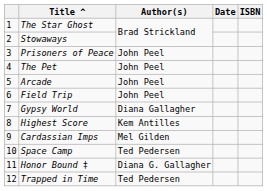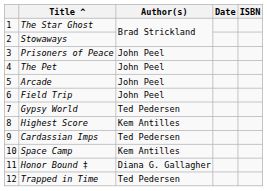(157, 109) Diana Gallagher -> (149, 109) Ted Pedersen
(144, 137) Mel Gilden -> (149, 137) Ted Pedersen
(149, 151) Ted Pedersen -> (149, 151) Kem Antilles
